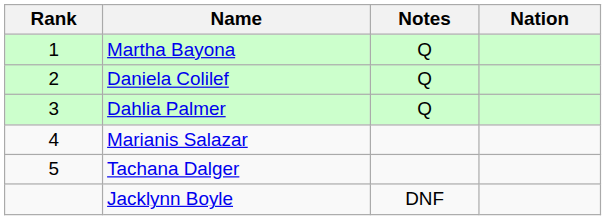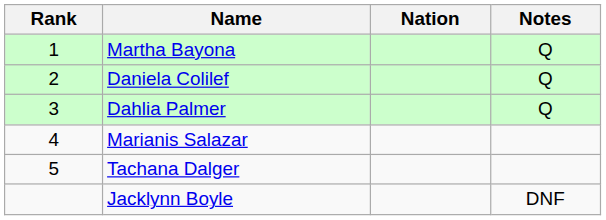columns swapped: (540, 19) <-> (425, 19)
